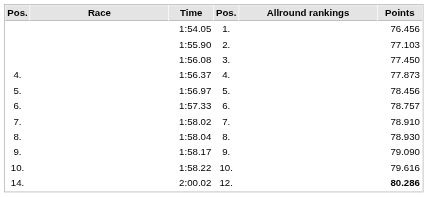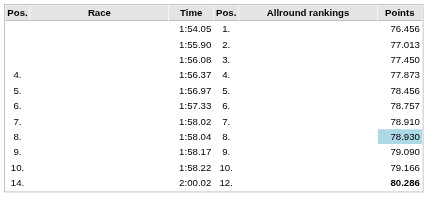(405, 44) 77.103 -> (405, 44) 77.013
(405, 137) no background -> (405, 137) lightblue background
(405, 167) 79.616 -> (405, 167) 79.166
